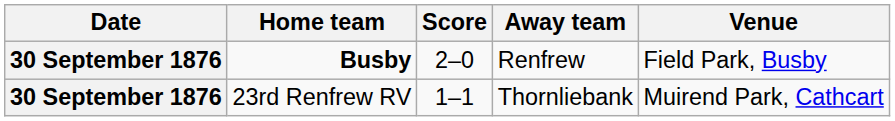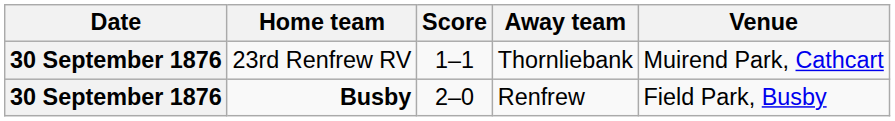rows swapped: (376, 60) <-> (322, 97)
